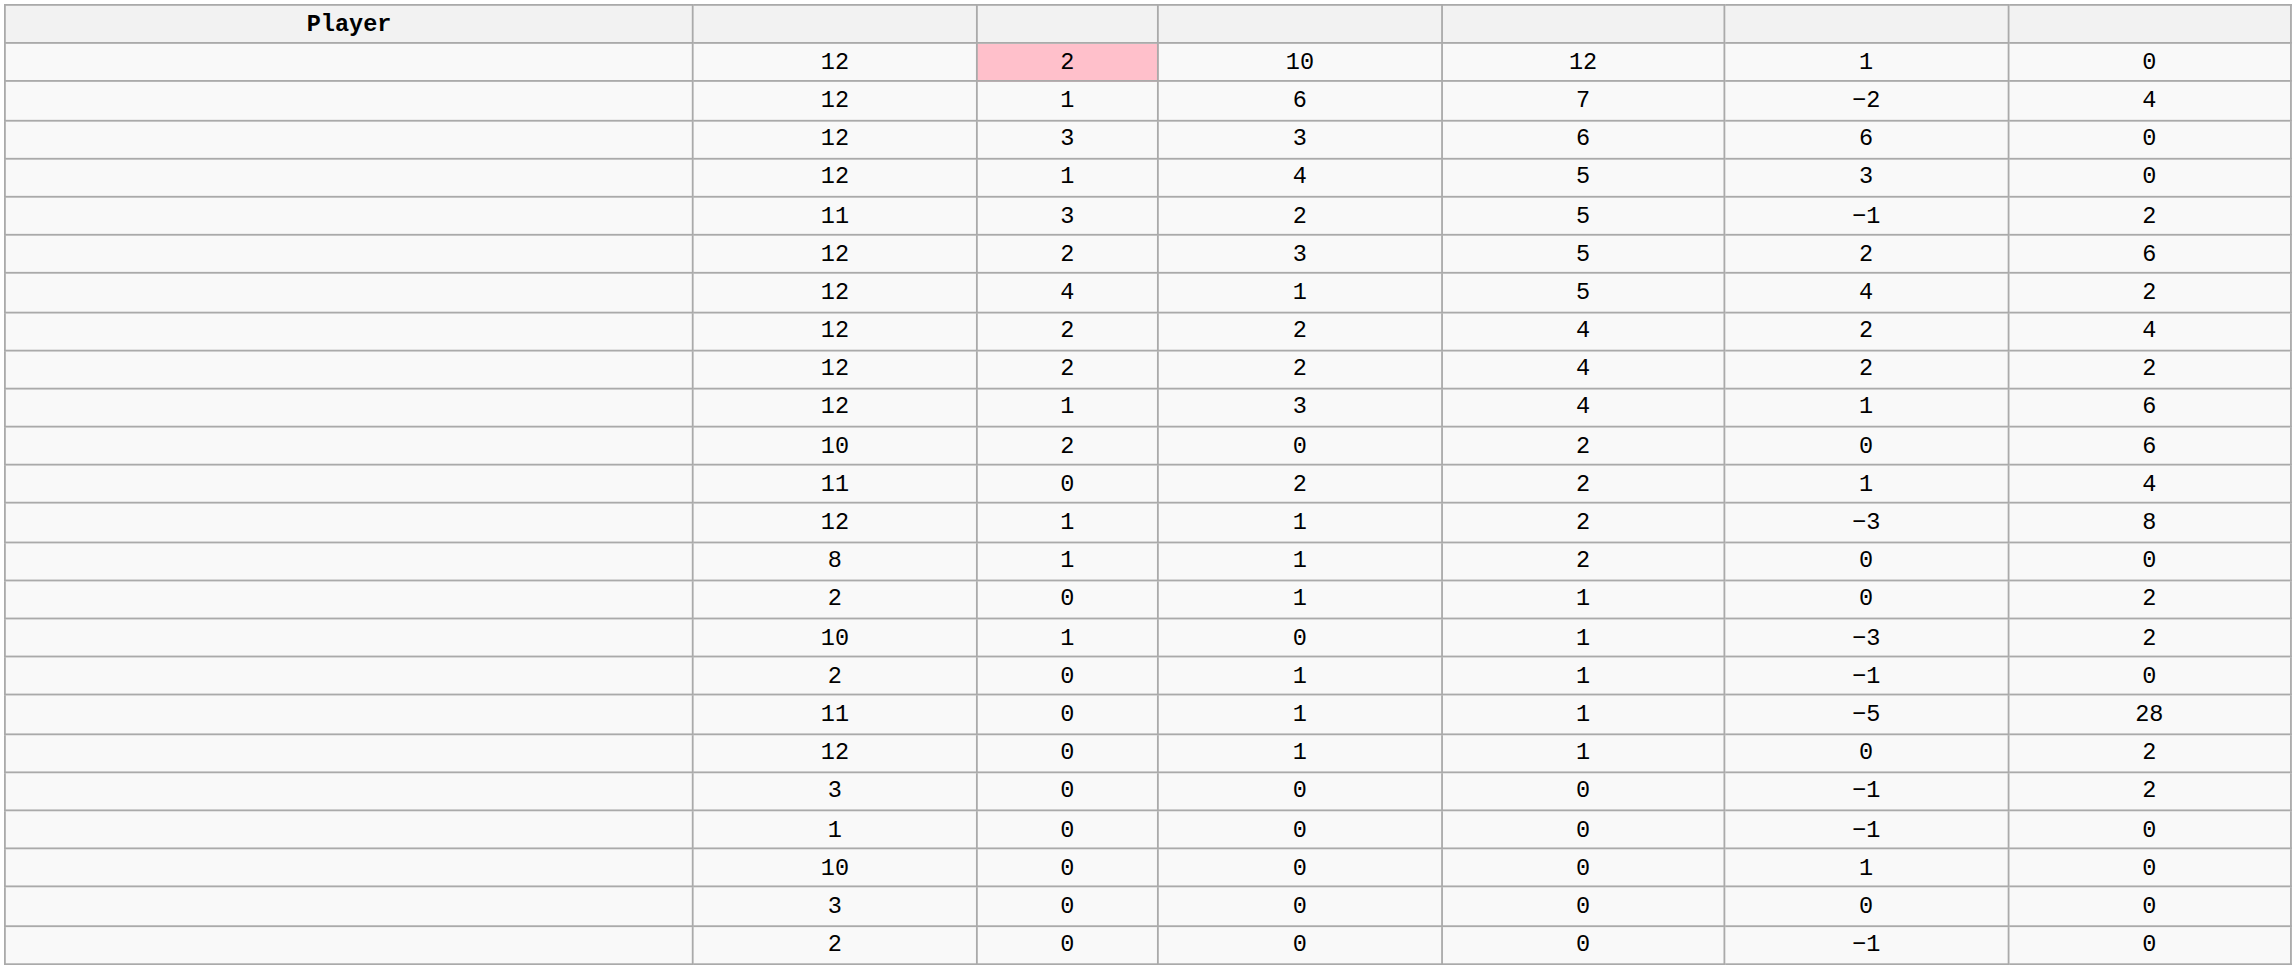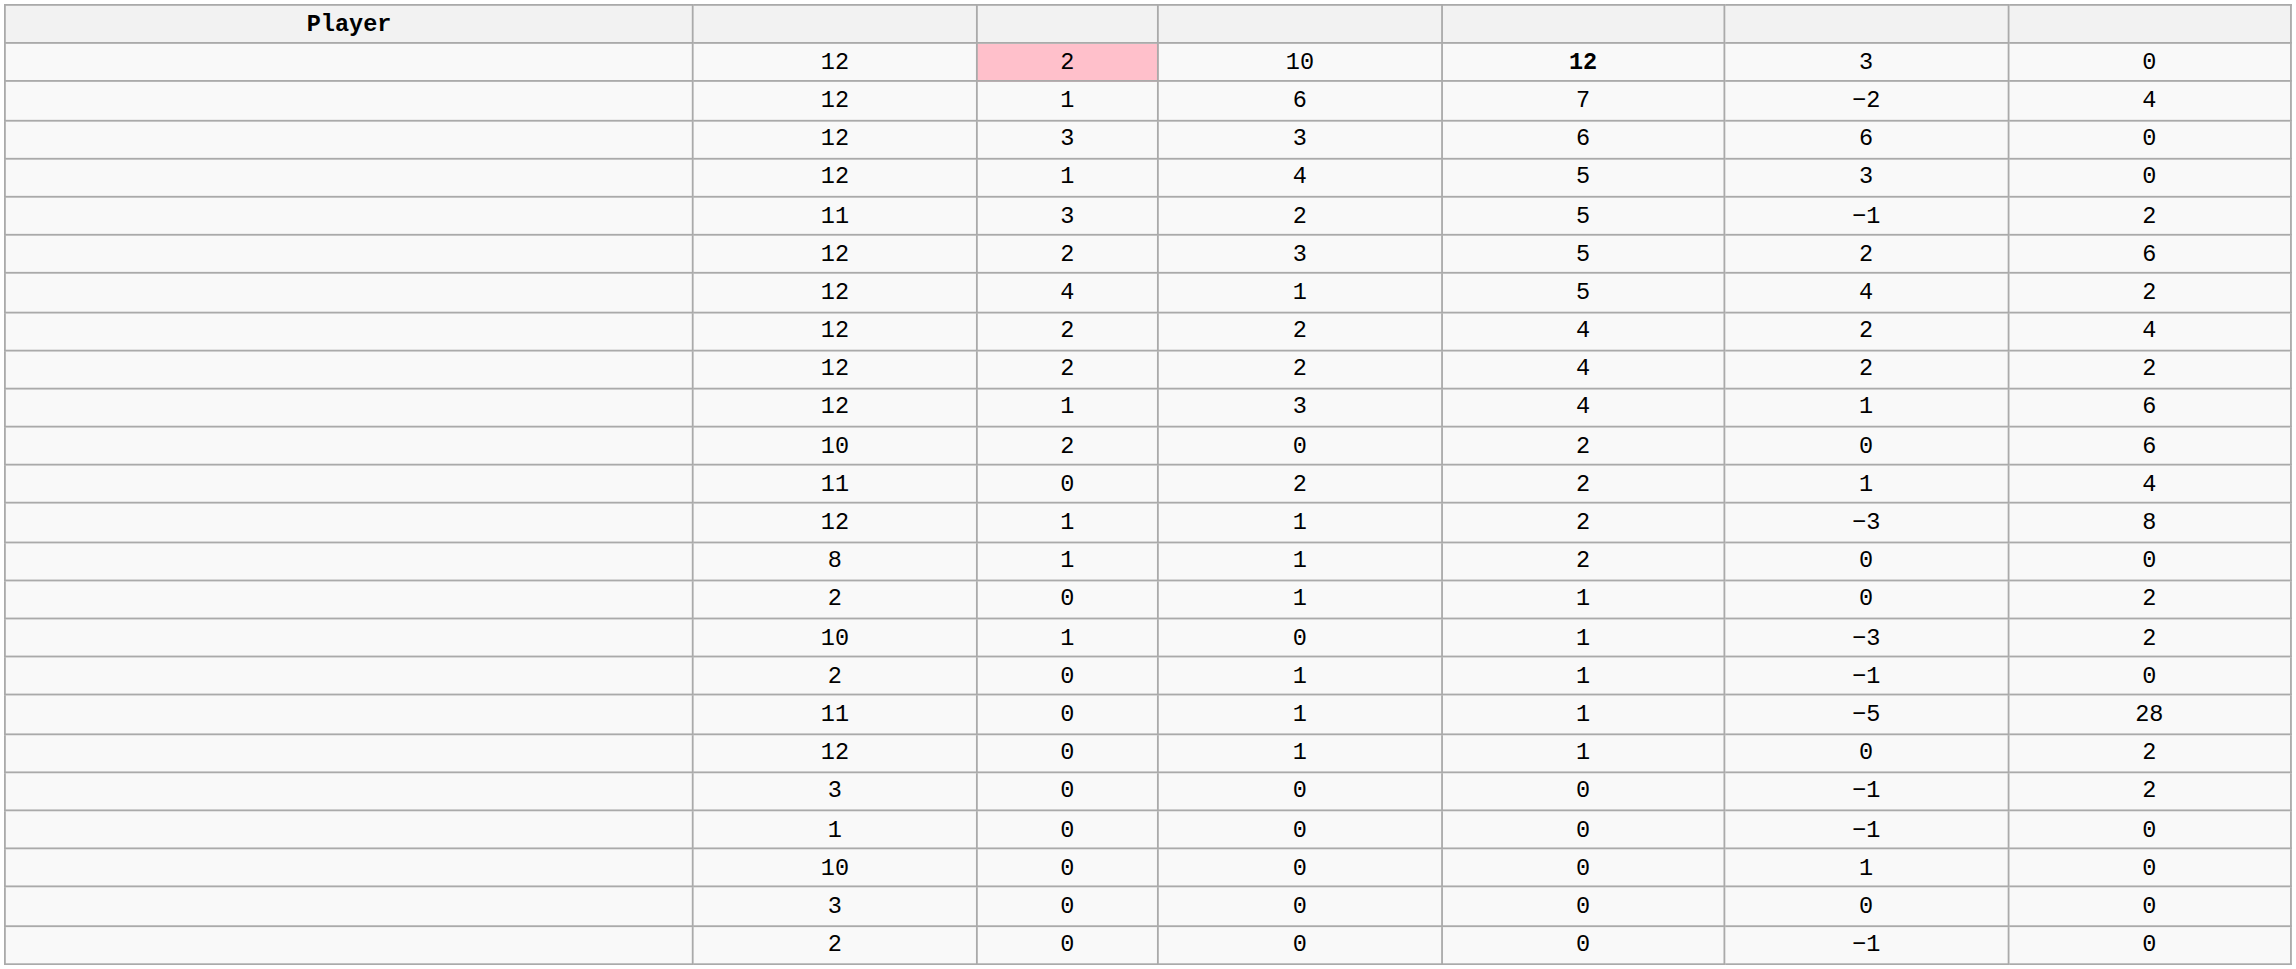(1583, 62) normal -> (1583, 62) bold
(1866, 62) 1 -> (1866, 62) 3
